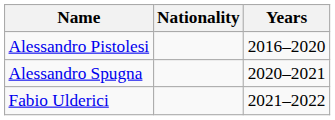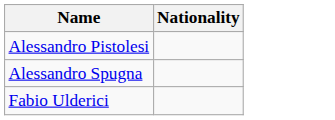- column: (287, 18)
